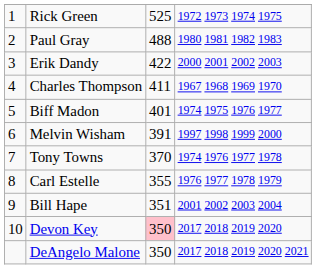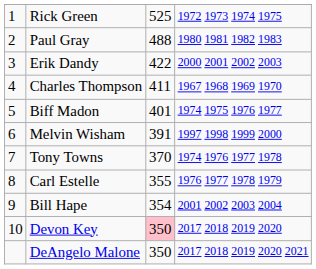(160, 205) 351 -> (160, 205) 354
